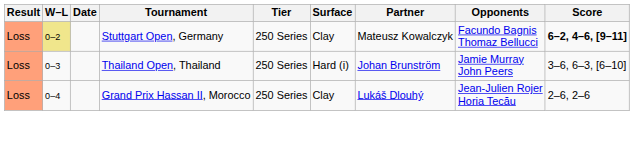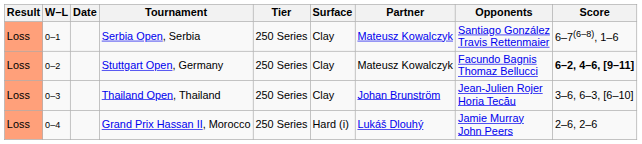+ row: (151, 36)
(53, 37) khaki background -> (53, 66) no background
(331, 65) Hard (i) -> (323, 95) Clay
(491, 65) Jamie Murray John Peers -> (500, 95) Jean-Julien Rojer Horia Tecău
(323, 95) Clay -> (331, 124) Hard (i)
(500, 95) Jean-Julien Rojer Horia Tecău -> (491, 124) Jamie Murray John Peers
